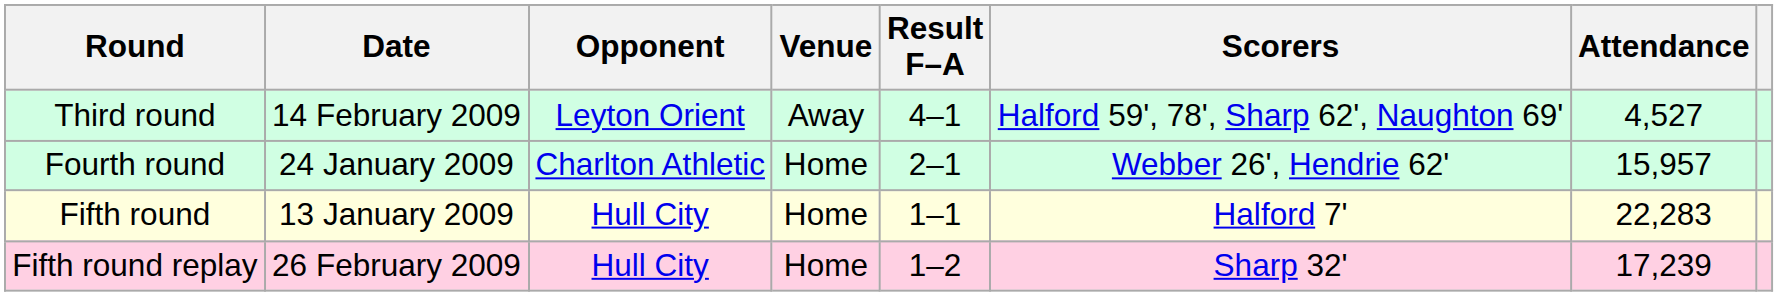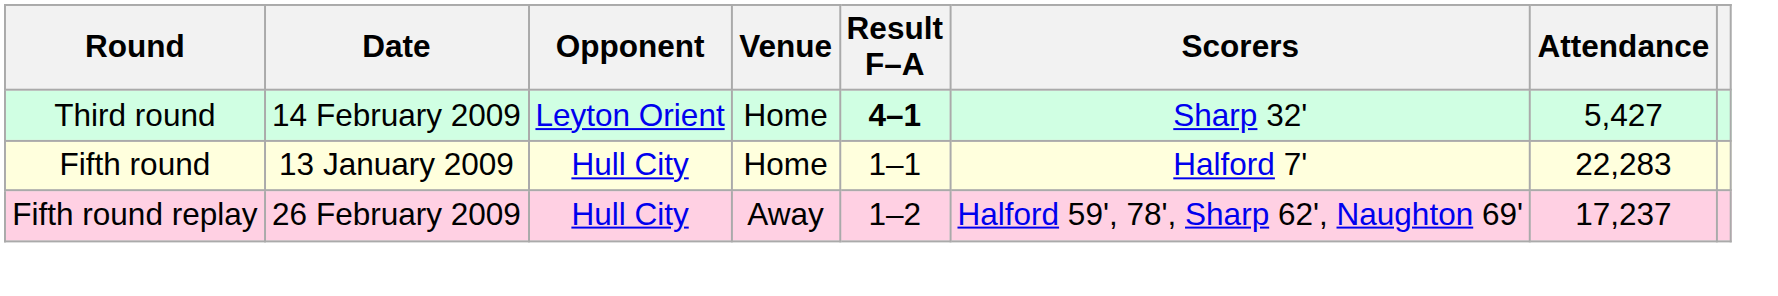(826, 114) Away -> (786, 114) Home
(935, 114) normal -> (895, 114) bold
(1281, 114) Halford 59', 78', Sharp 62', Naughton 69' -> (1240, 114) Sharp 32'
(1664, 114) 4,527 -> (1623, 114) 5,427
- row: (135, 164)
(826, 264) Home -> (786, 214) Away
(1281, 264) Sharp 32' -> (1240, 214) Halford 59', 78', Sharp 62', Naughton 69'
(1664, 264) 17,239 -> (1623, 214) 17,237
